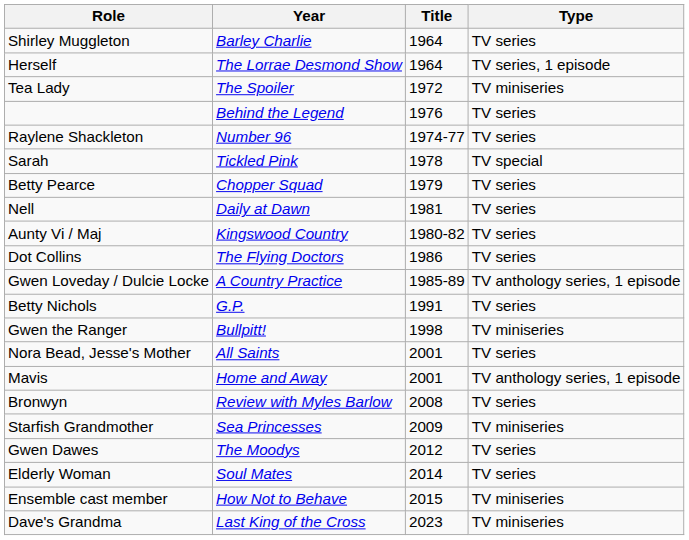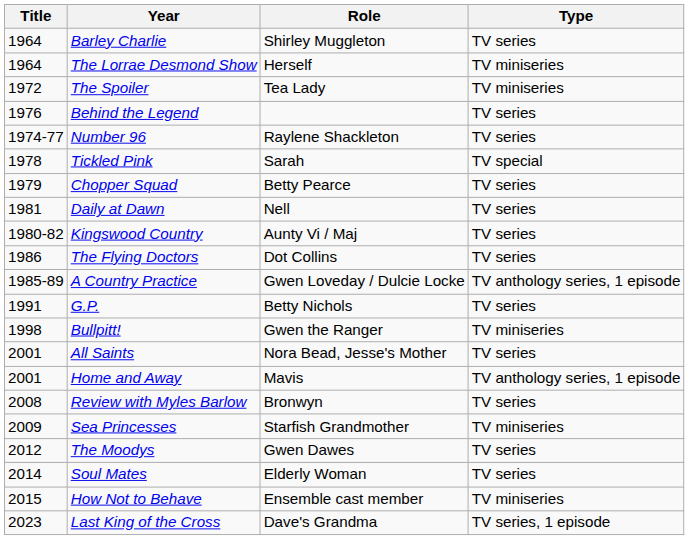columns swapped: (437, 16) <-> (109, 16)
(541, 64) TV series, 1 episode -> (518, 64) TV miniseries
(518, 522) TV miniseries -> (541, 522) TV series, 1 episode
